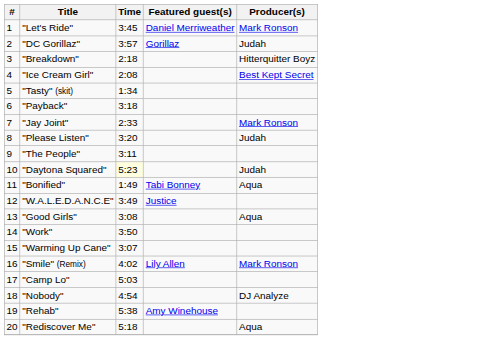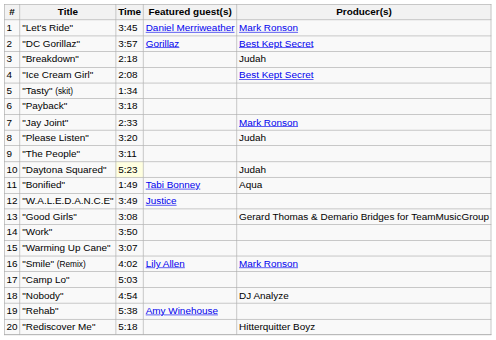(253, 43) Judah -> (276, 43) Best Kept Secret
(277, 59) Hitterquitter Boyz -> (253, 59) Judah
(251, 216) Aqua -> (364, 216) Gerard Thomas & Demario Bridges for TeamMusicGroup
(251, 327) Aqua -> (277, 327) Hitterquitter Boyz
